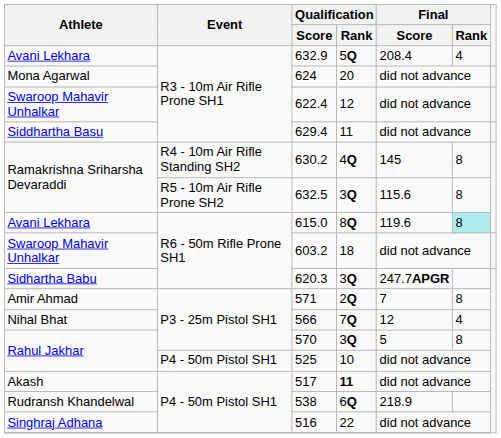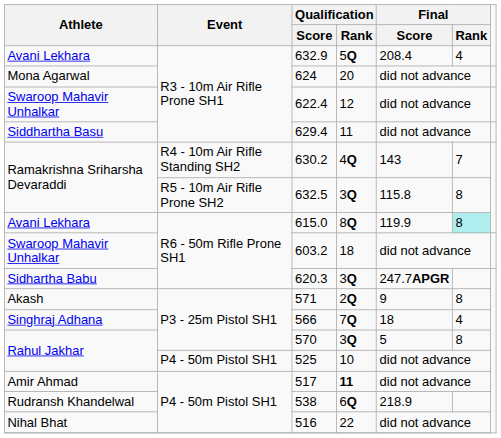(390, 159) 145 -> (390, 159) 143
(459, 159) 8 -> (459, 159) 7
(395, 195) 115.6 -> (395, 195) 115.8
(395, 222) 119.6 -> (395, 222) 119.9
(43, 299) Amir Ahmad -> (25, 299) Akash
(383, 299) 7 -> (383, 299) 9
(37, 319) Nihal Bhat -> (55, 319) Singhraj Adhana
(387, 319) 12 -> (387, 319) 18
(25, 381) Akash -> (43, 381) Amir Ahmad
(55, 422) Singhraj Adhana -> (37, 422) Nihal Bhat
